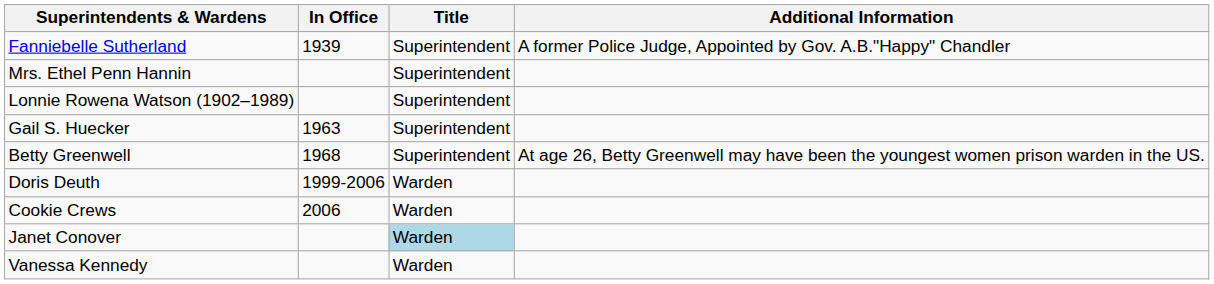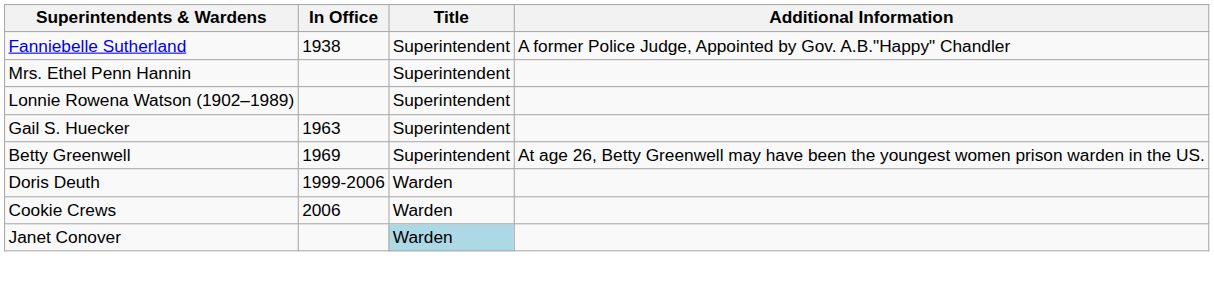(321, 45) 1939 -> (321, 45) 1938
(321, 155) 1968 -> (321, 155) 1969
- row: (78, 264)
